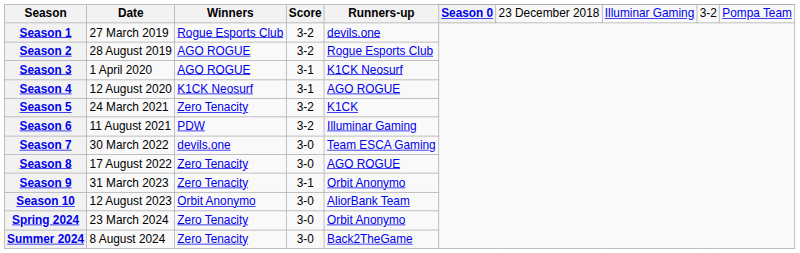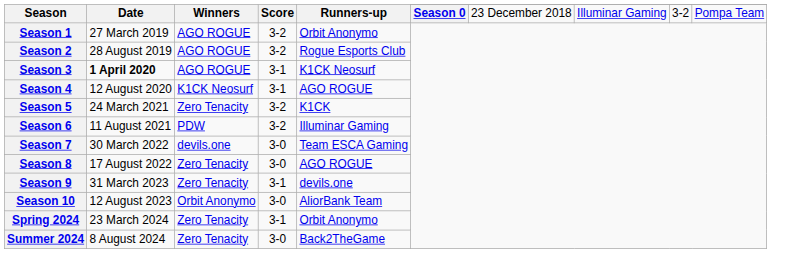(230, 32) Rogue Esports Club -> (214, 32) AGO ROGUE
(354, 32) devils.one -> (339, 32) Orbit Anonymo
(121, 70) normal -> (123, 70) bold
(366, 182) Orbit Anonymo -> (326, 182) devils.one
(305, 220) 3-0 -> (278, 220) 3-1
